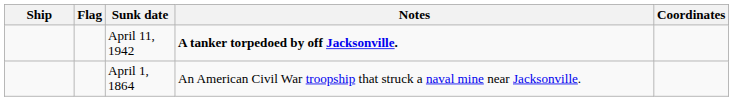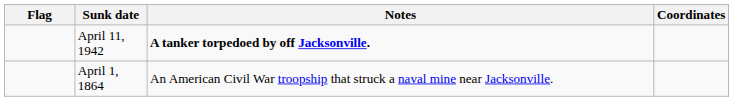- column: (39, 14)
